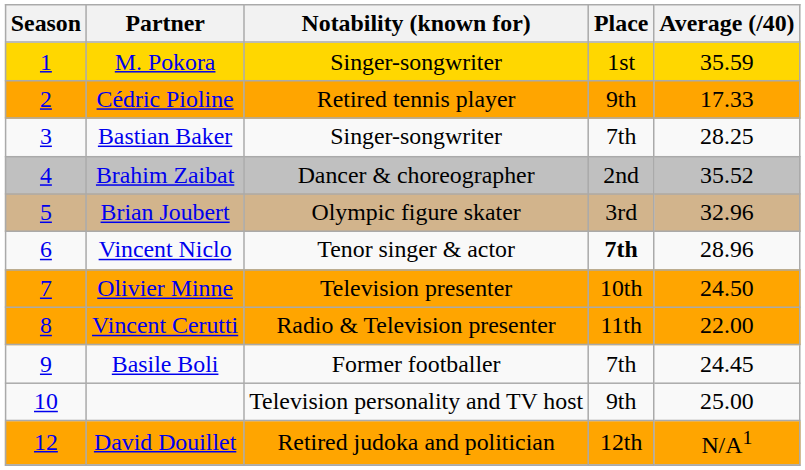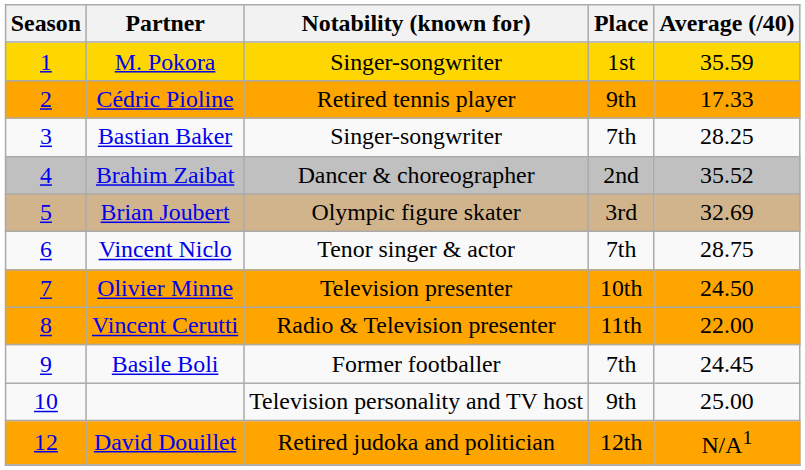(727, 212) 32.96 -> (727, 212) 32.69
(621, 250) bold -> (621, 250) normal
(727, 250) 28.96 -> (727, 250) 28.75
